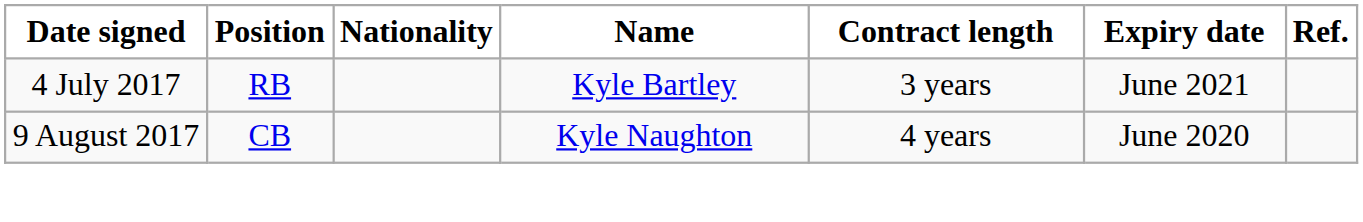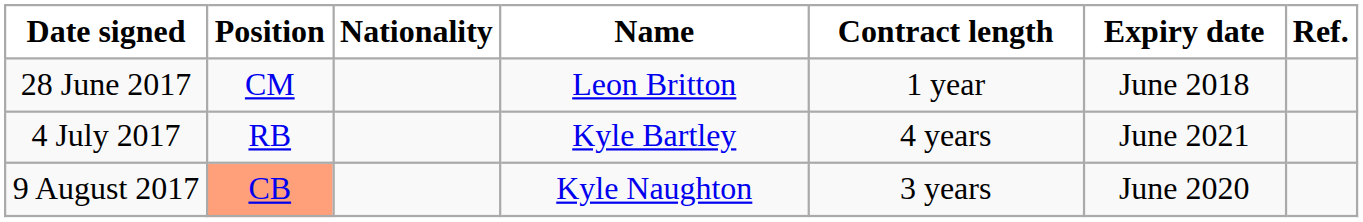+ row: (106, 83)
(946, 83) 3 years -> (946, 136) 4 years
(270, 136) no background -> (270, 189) lightsalmon background
(946, 136) 4 years -> (946, 189) 3 years
